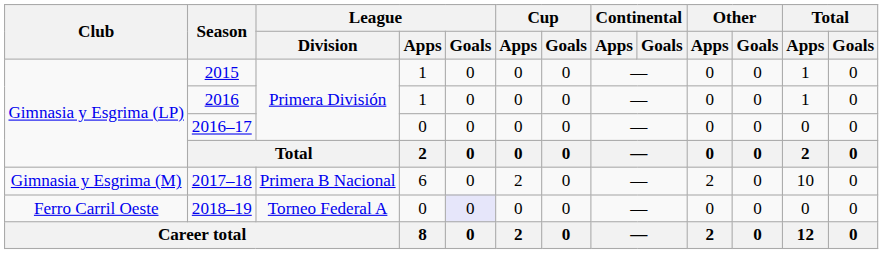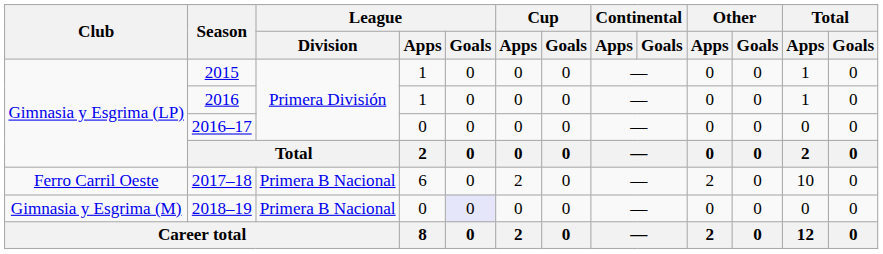(96, 180) Gimnasia y Esgrima (M) -> (96, 180) Ferro Carril Oeste
(96, 208) Ferro Carril Oeste -> (96, 208) Gimnasia y Esgrima (M)
(328, 208) Torneo Federal A -> (328, 208) Primera B Nacional
